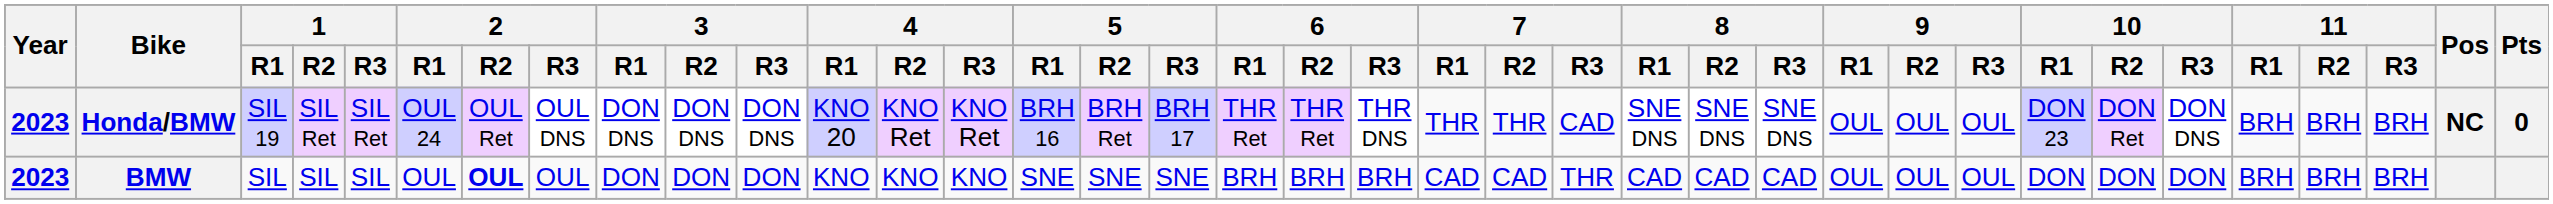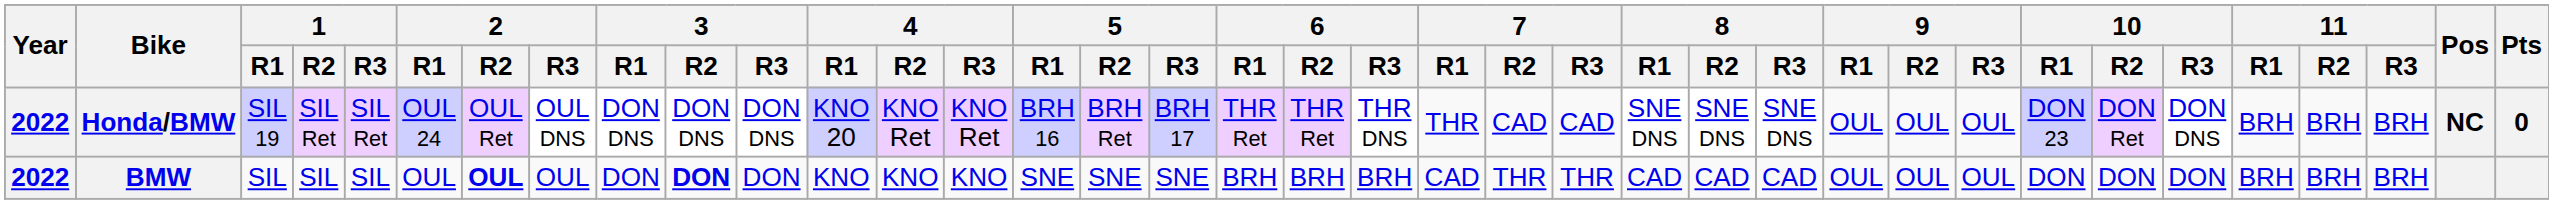(40, 122) 2023 -> (40, 122) 2022
(1520, 122) THR -> (1520, 122) CAD
(40, 177) 2023 -> (40, 177) 2022
(701, 177) normal -> (701, 177) bold
(1520, 177) CAD -> (1520, 177) THR
